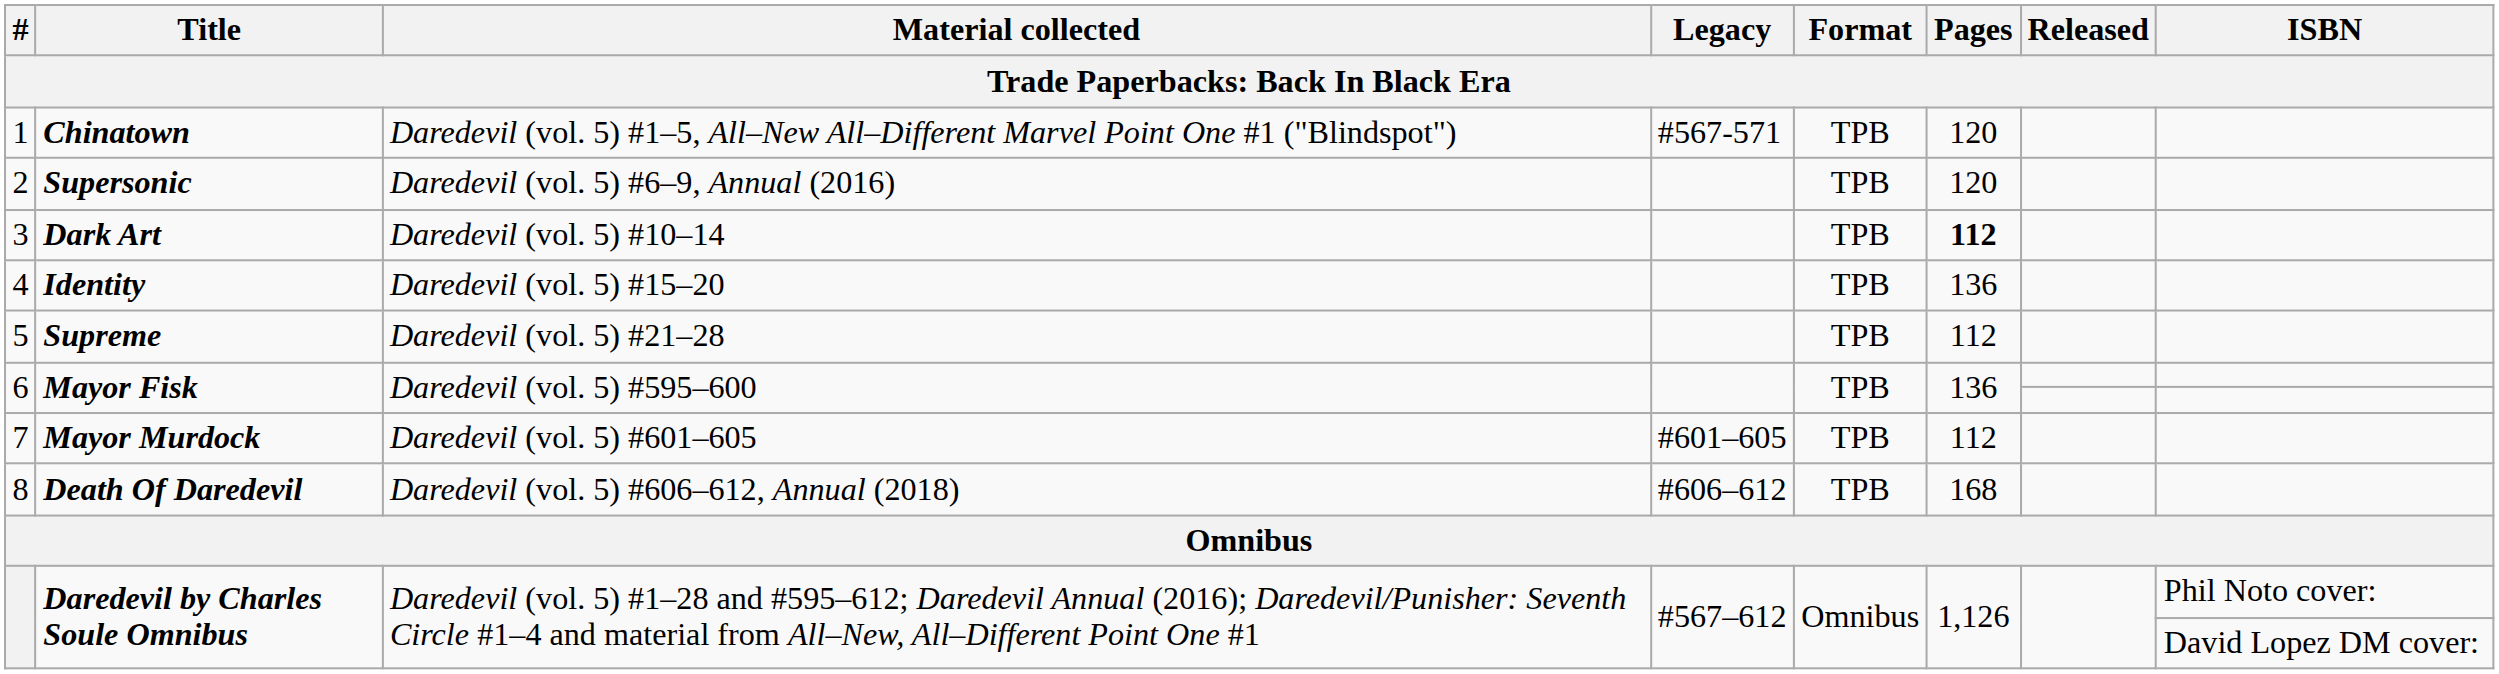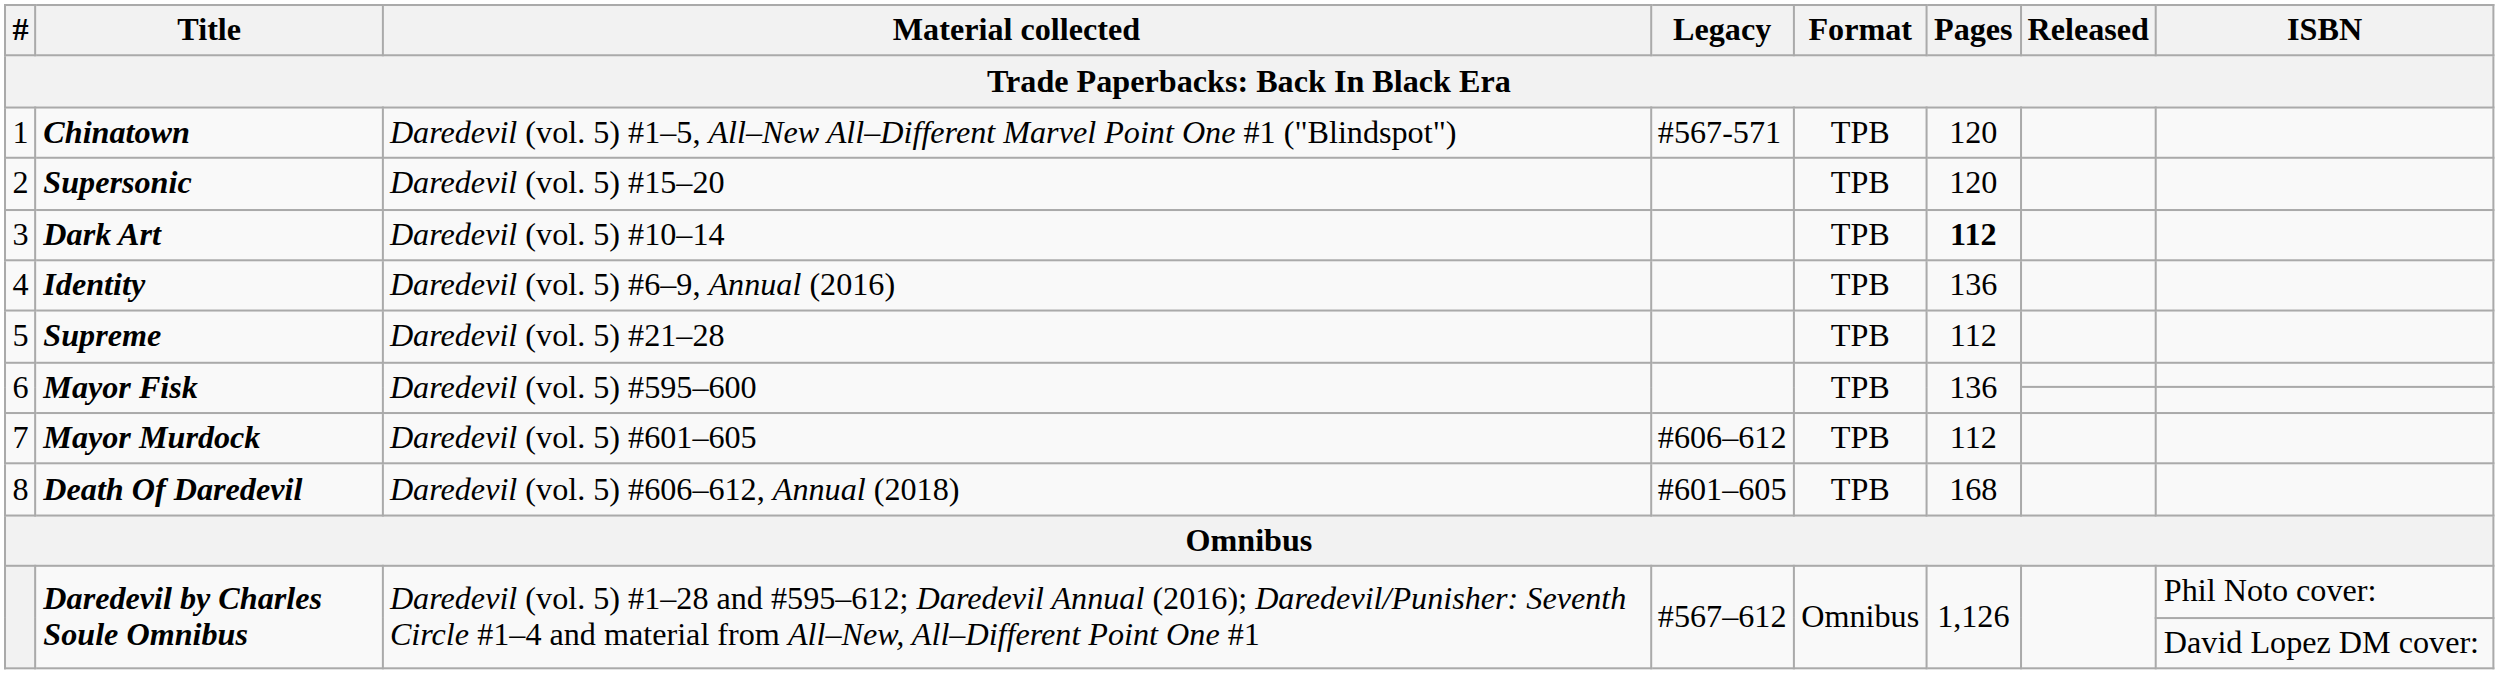(643, 183) Daredevil (vol. 5) #6–9, Annual (2016) -> (557, 183) Daredevil (vol. 5) #15–20
(557, 285) Daredevil (vol. 5) #15–20 -> (643, 285) Daredevil (vol. 5) #6–9, Annual (2016)
(1722, 438) #601–605 -> (1722, 438) #606–612
(1722, 489) #606–612 -> (1722, 489) #601–605
